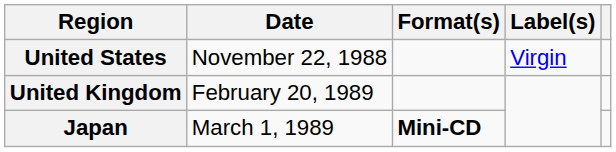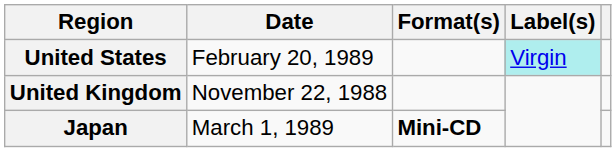(289, 57) November 22, 1988 -> (283, 57) February 20, 1989
(538, 57) no background -> (538, 57) paleturquoise background
(283, 92) February 20, 1989 -> (289, 92) November 22, 1988
